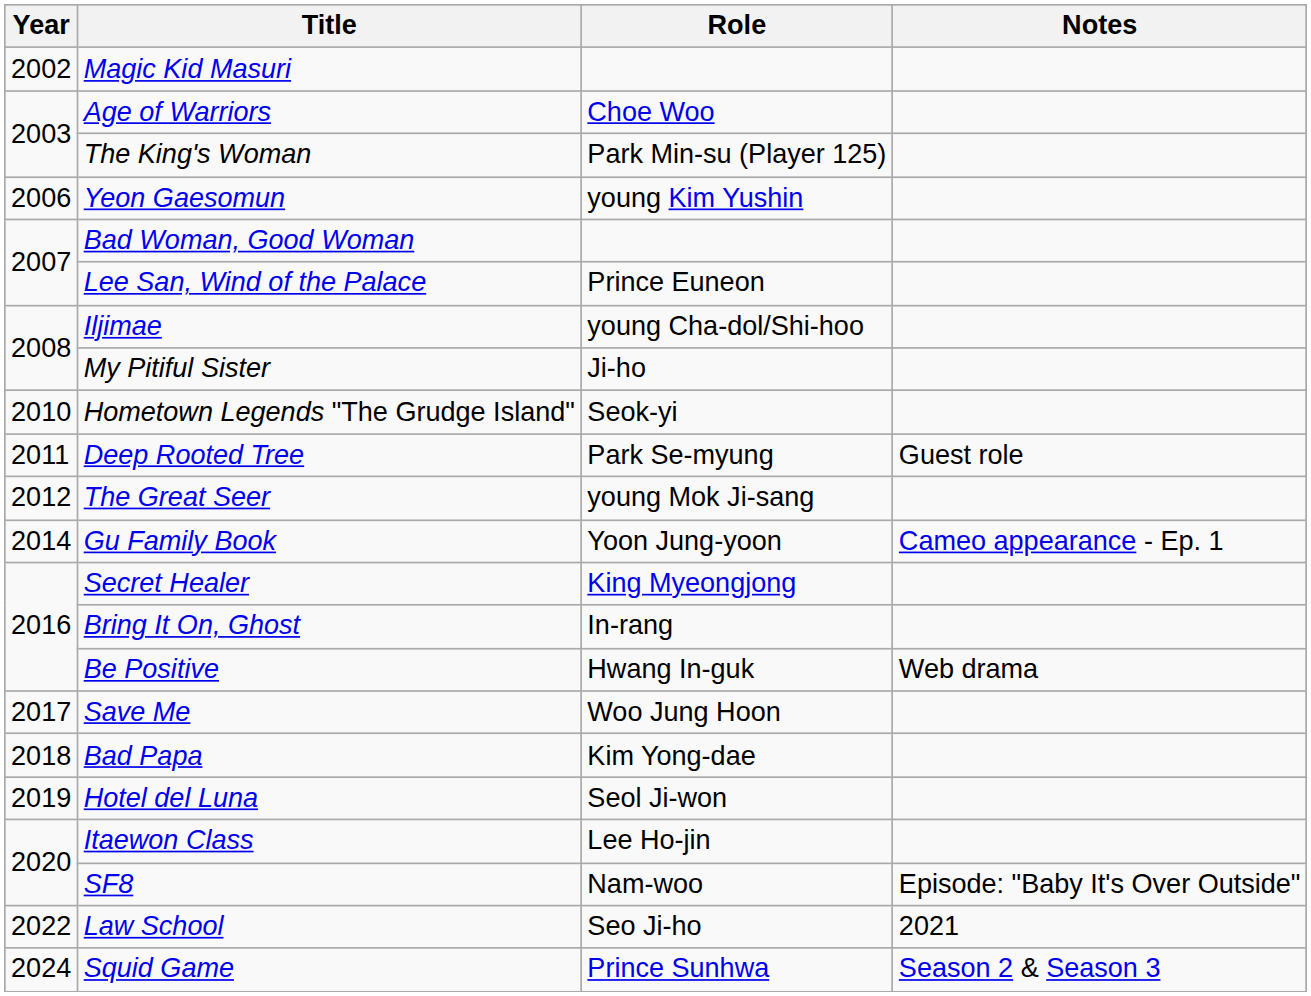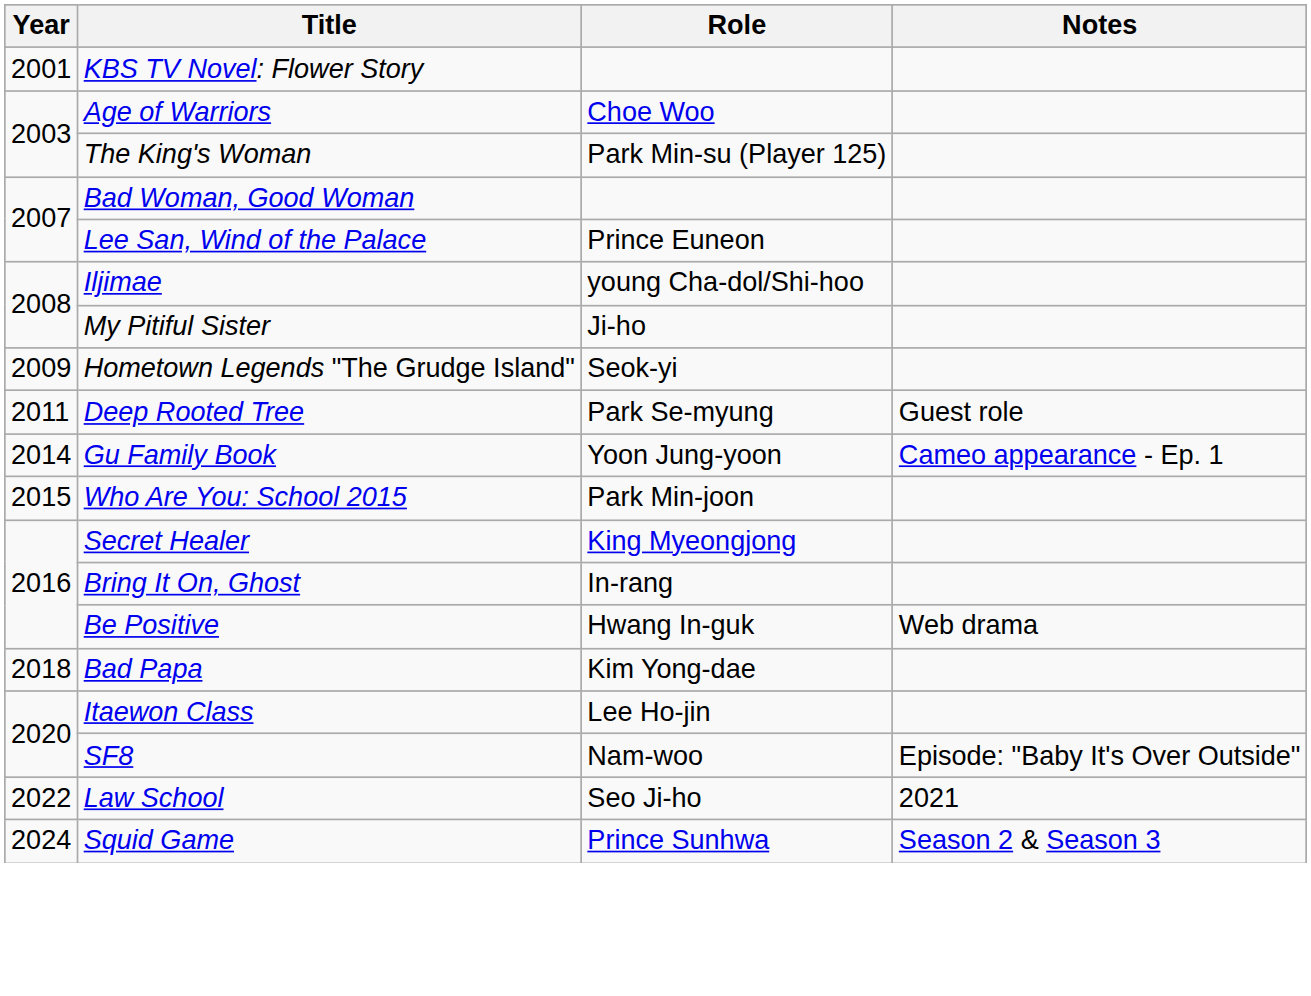+ row: (253, 68)
- row: (187, 68)
- row: (184, 197)
(41, 411) 2010 -> (41, 369) 2009
- row: (177, 497)
+ row: (245, 497)
- row: (137, 712)
- row: (171, 797)
